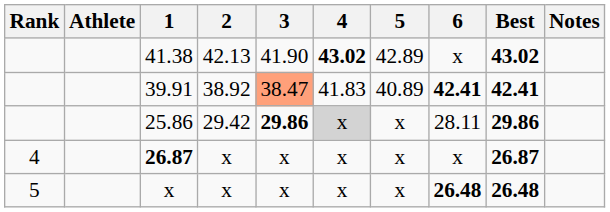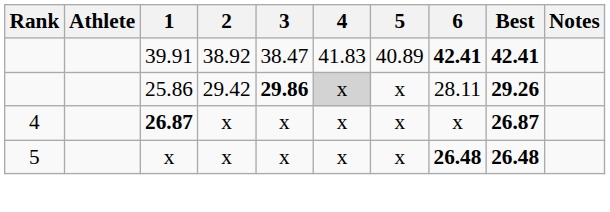- row: (169, 55)
(284, 88) lightsalmon background -> (284, 55) no background
(515, 122) 29.86 -> (515, 88) 29.26
